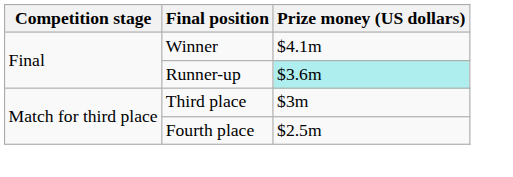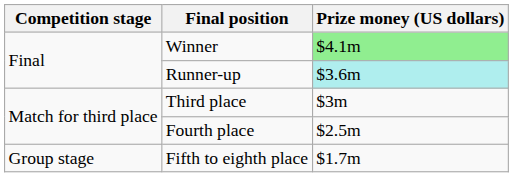(299, 46) no background -> (338, 46) lightgreen background
+ row: (237, 158)
